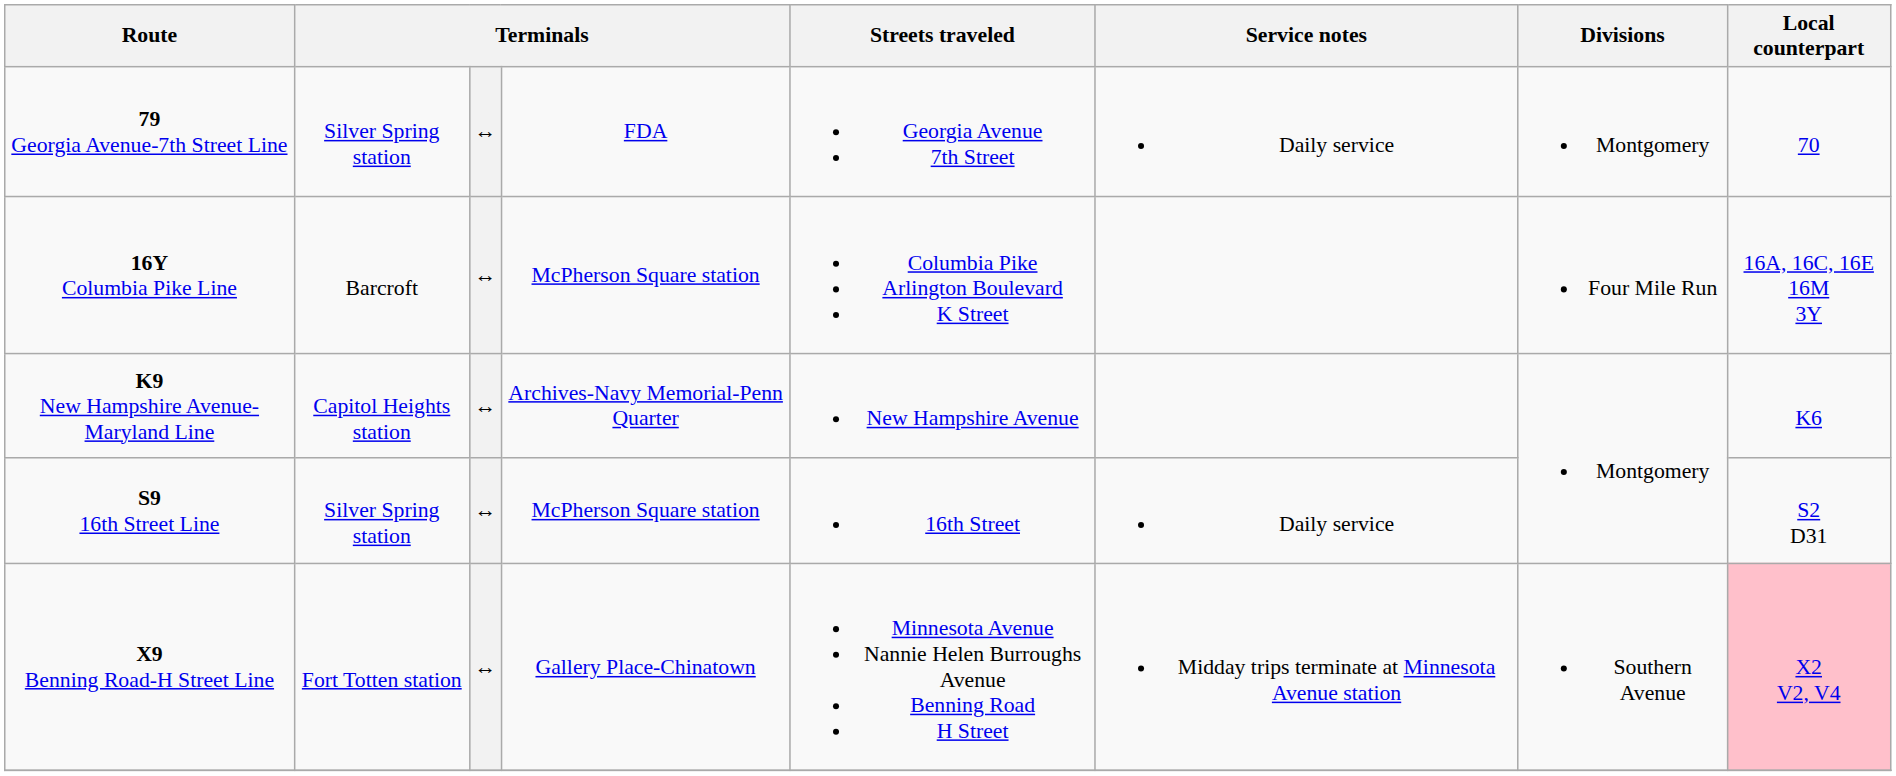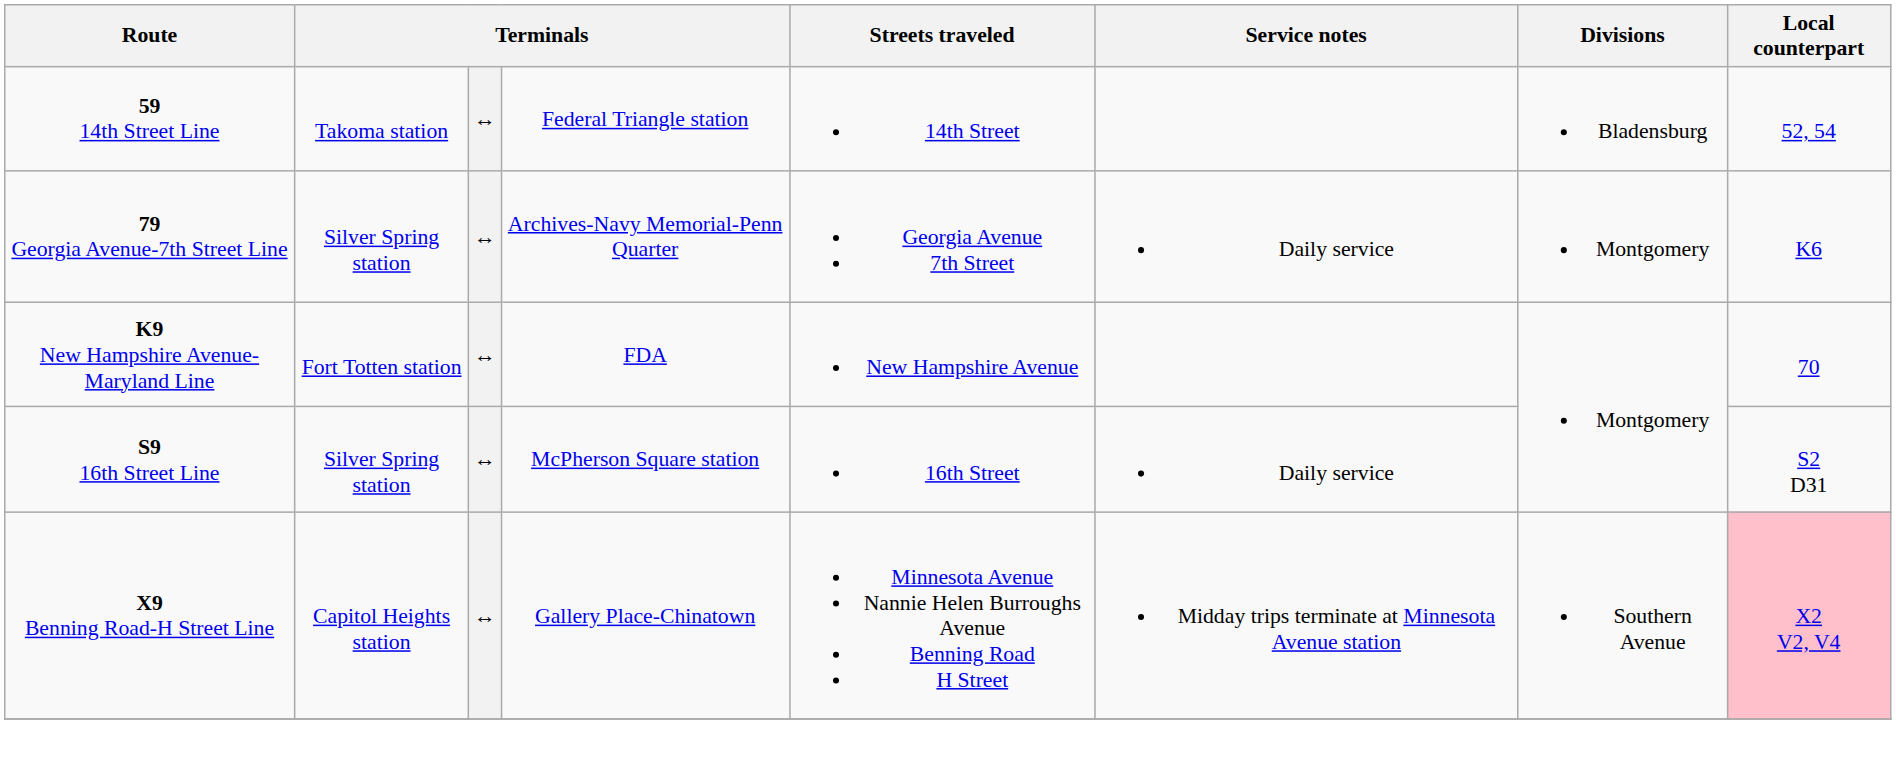+ row: (150, 118)
(646, 131) FDA -> (645, 236) Archives-Navy Memorial-Penn Quarter
(1809, 144) 70 -> (1809, 249) K6
- row: (149, 275)
(382, 418) Capitol Heights station -> (382, 367) Fort Totten station
(646, 405) Archives-Navy Memorial-Penn Quarter -> (645, 354) FDA
(1809, 418) K6 -> (1809, 367) 70
(382, 680) Fort Totten station -> (382, 628) Capitol Heights station
